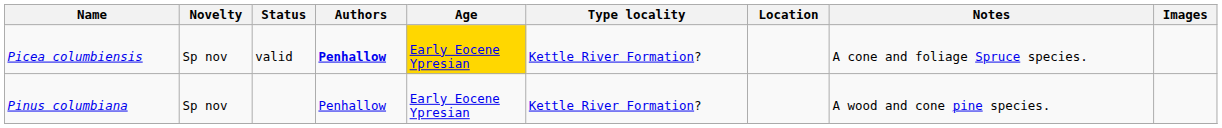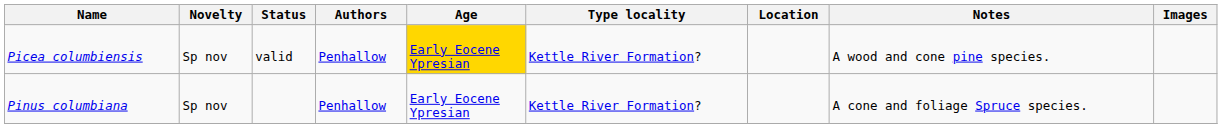(352, 57) bold -> (352, 57) normal
(960, 57) A cone and foliage Spruce species. -> (941, 57) A wood and cone pine species.
(941, 106) A wood and cone pine species. -> (960, 106) A cone and foliage Spruce species.
